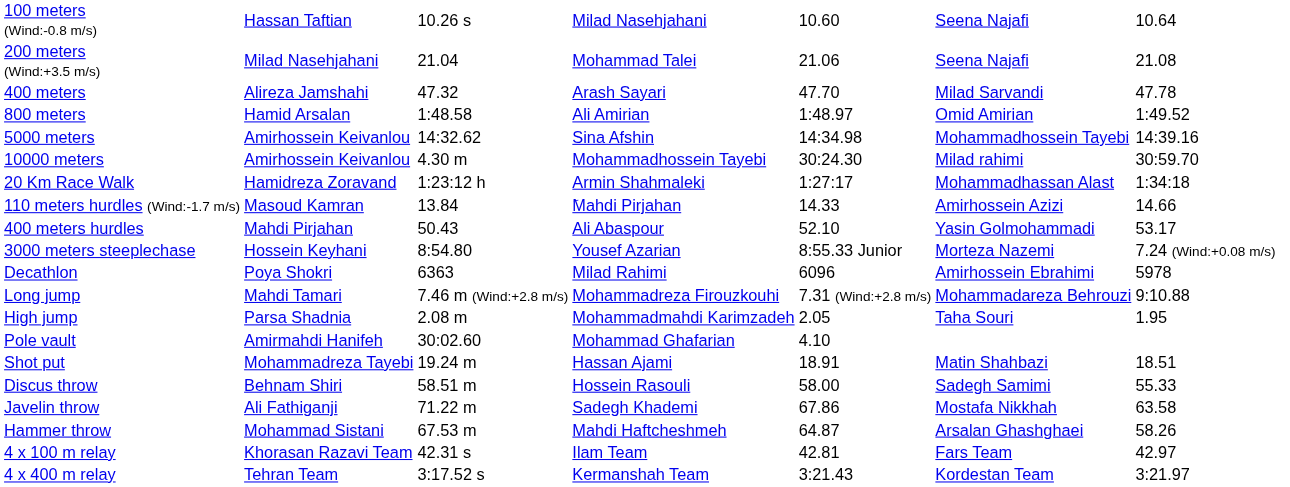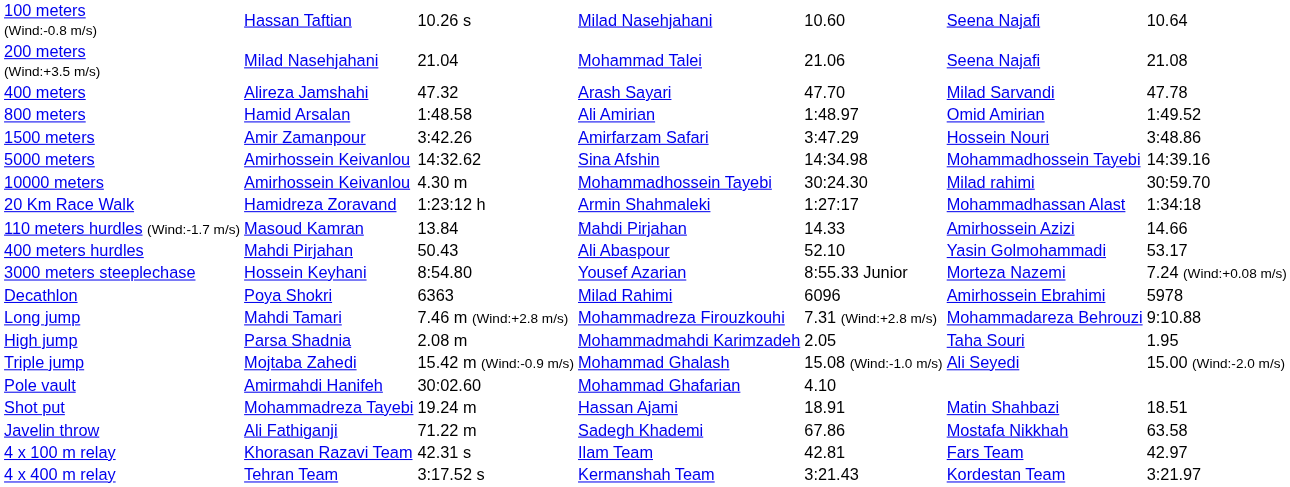+ row: (49, 137)
+ row: (44, 363)
- row: (51, 385)
- row: (58, 430)
